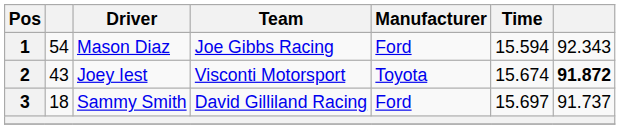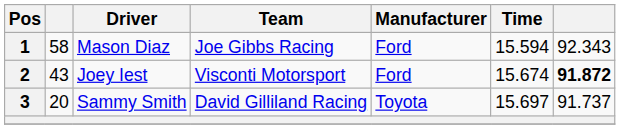(59, 47) 54 -> (59, 47) 58
(401, 75) Toyota -> (393, 75) Ford
(59, 102) 18 -> (59, 102) 20
(393, 102) Ford -> (401, 102) Toyota
